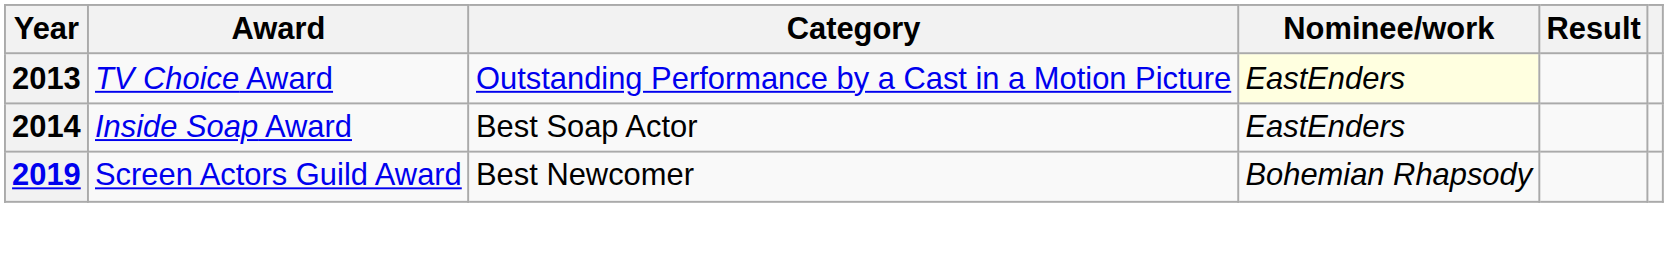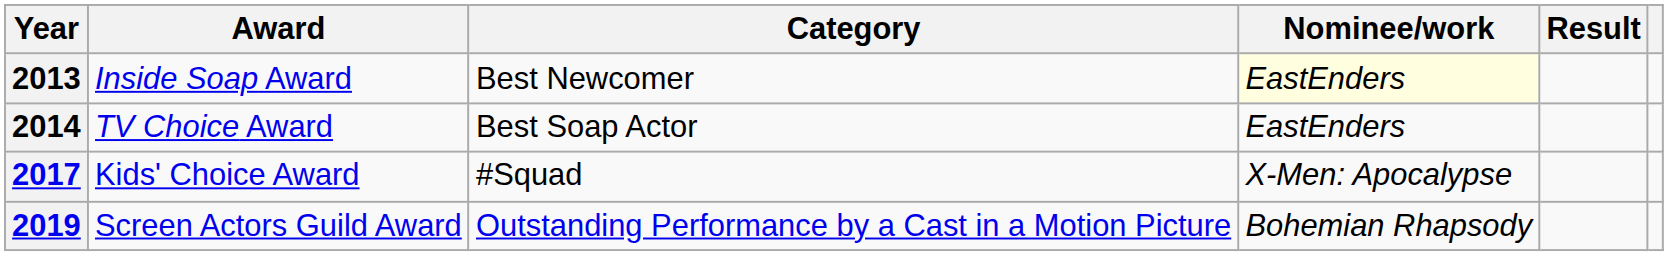(214, 77) TV Choice Award -> (223, 77) Inside Soap Award
(854, 77) Outstanding Performance by a Cast in a Motion Picture -> (585, 77) Best Newcomer
(223, 126) Inside Soap Award -> (214, 126) TV Choice Award
+ row: (46, 175)
(585, 175) Best Newcomer -> (854, 224) Outstanding Performance by a Cast in a Motion Picture
